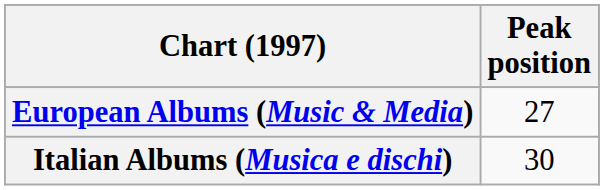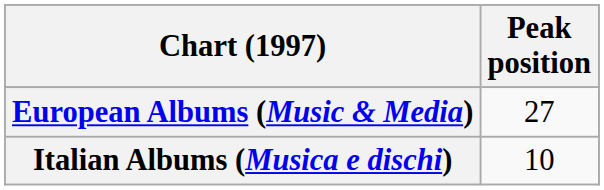(539, 160) 30 -> (539, 160) 10
